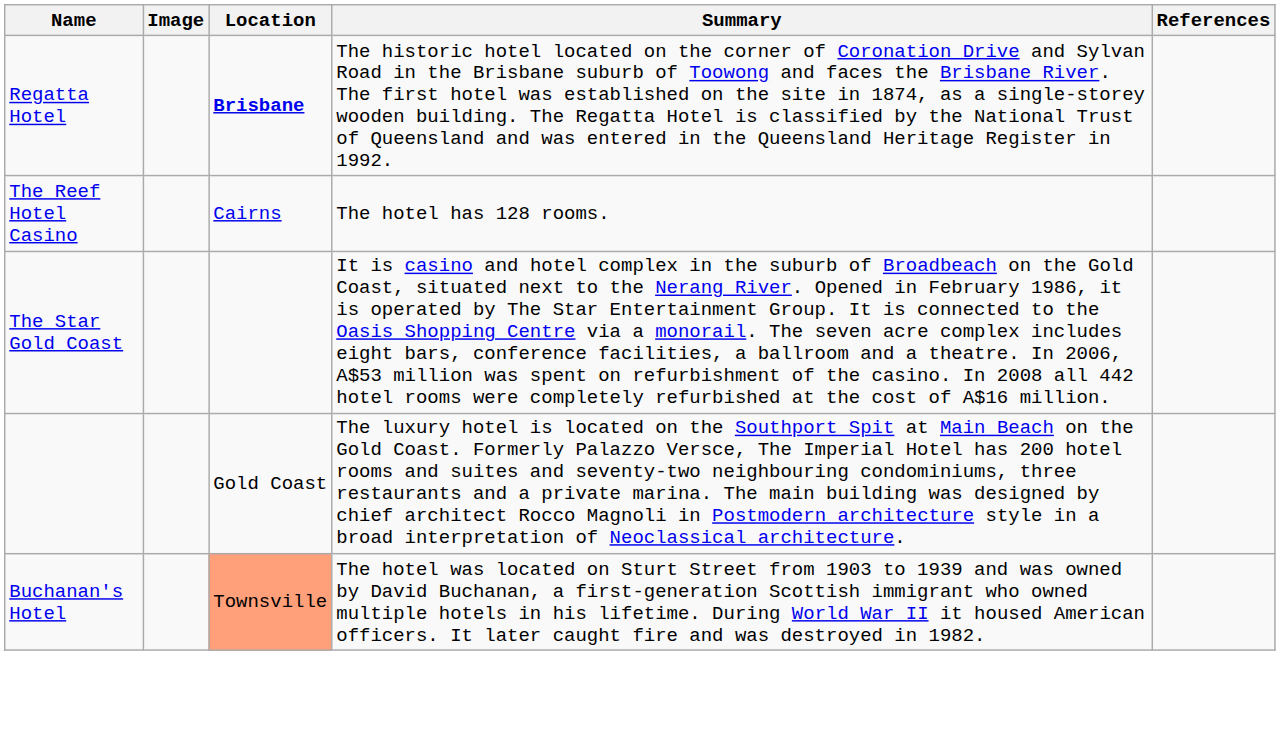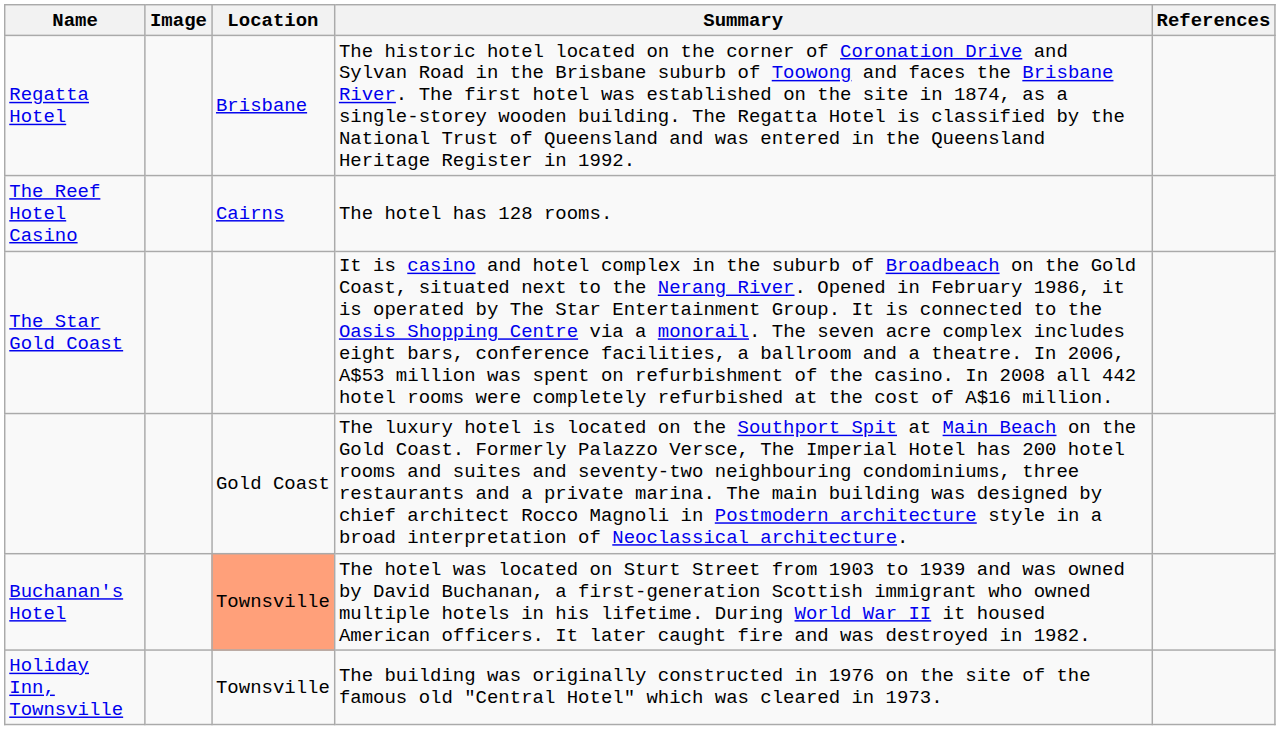(259, 106) bold -> (262, 106) normal
+ row: (66, 688)
